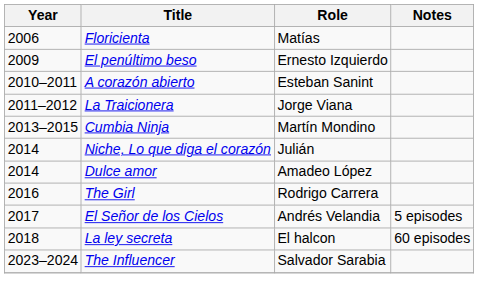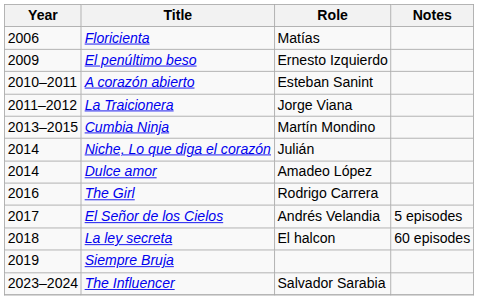+ row: (129, 261)
